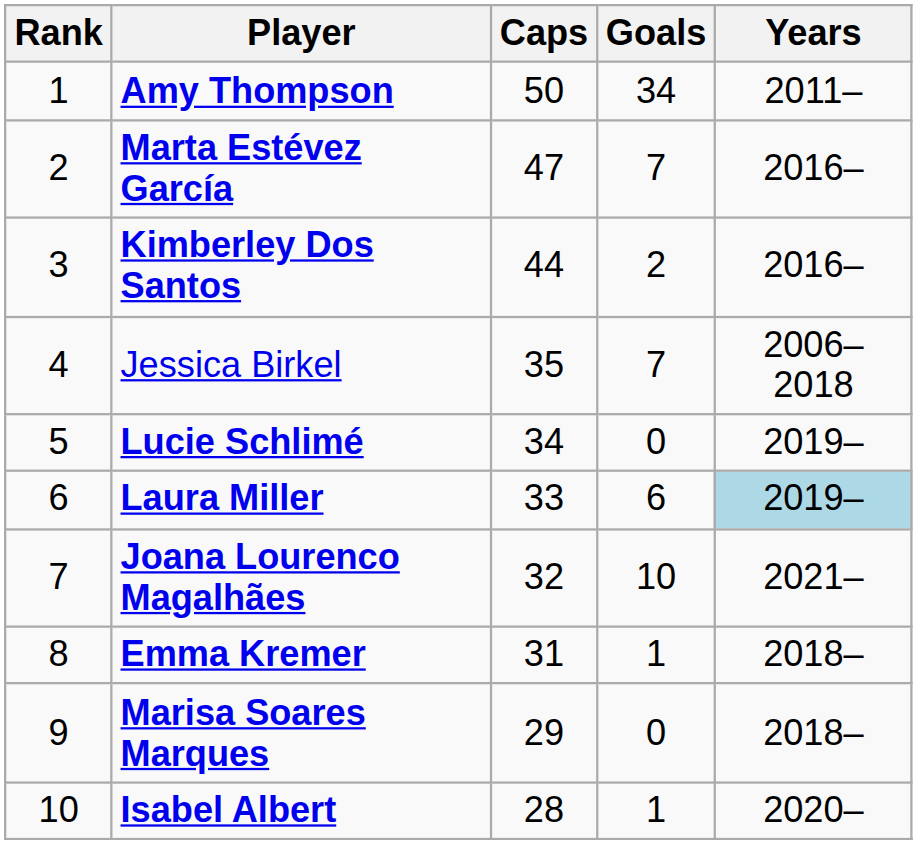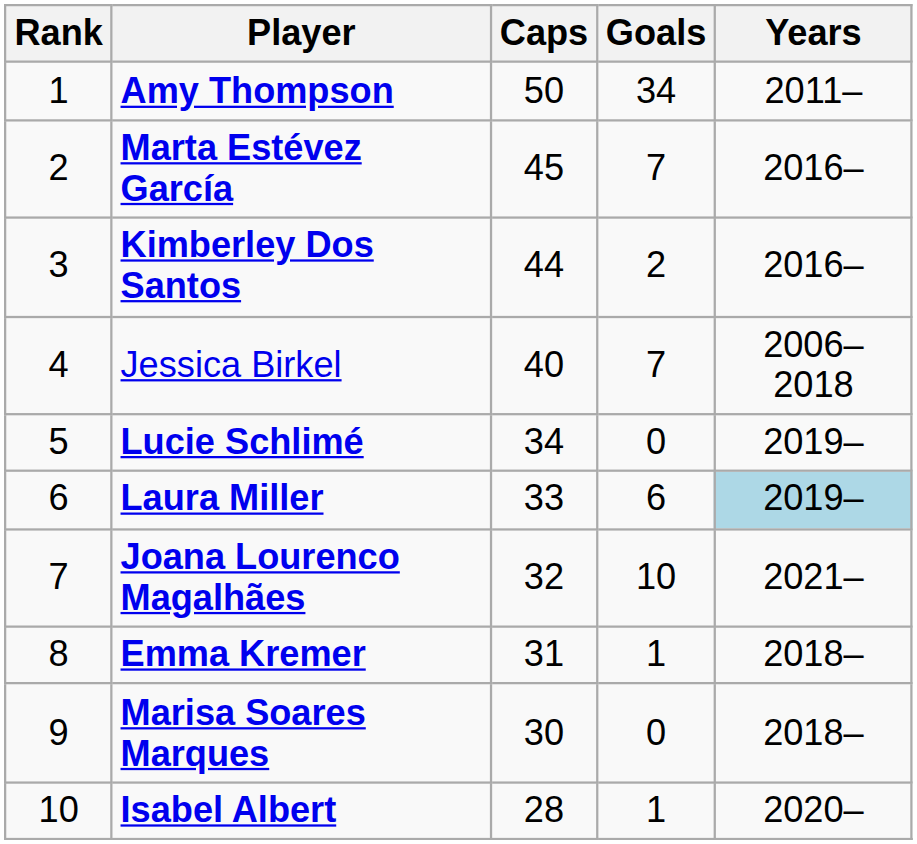(544, 168) 47 -> (544, 168) 45
(544, 364) 35 -> (544, 364) 40
(544, 732) 29 -> (544, 732) 30
